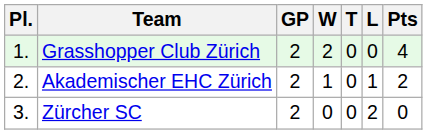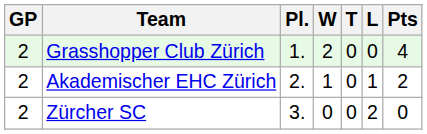columns swapped: (21, 19) <-> (295, 19)
